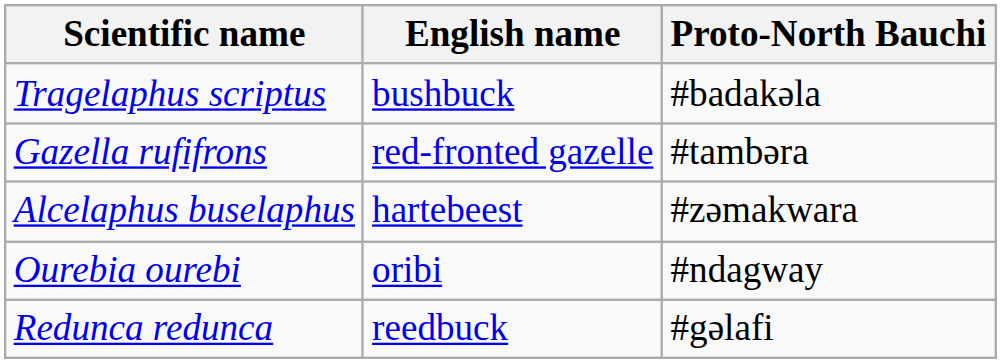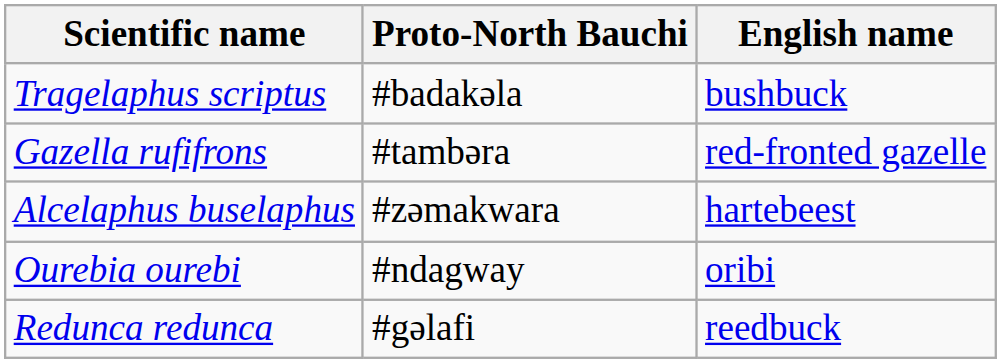columns swapped: (513, 33) <-> (828, 33)
